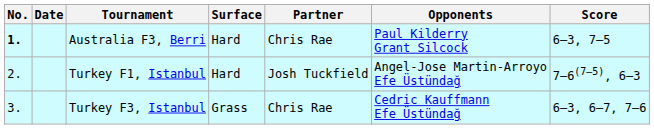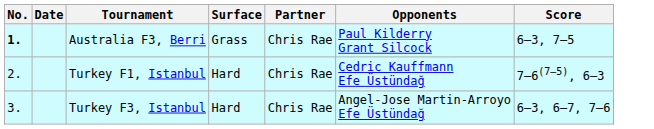(226, 41) Hard -> (230, 41) Grass
(318, 74) Josh Tuckfield -> (300, 74) Chris Rae
(461, 74) Angel-Jose Martin-Arroyo Efe Üstündağ -> (396, 74) Cedric Kauffmann Efe Üstündağ
(230, 107) Grass -> (226, 107) Hard
(432, 107) Cedric Kauffmann Efe Üstündağ -> (425, 107) Angel-Jose Martin-Arroyo Efe Üstündağ
